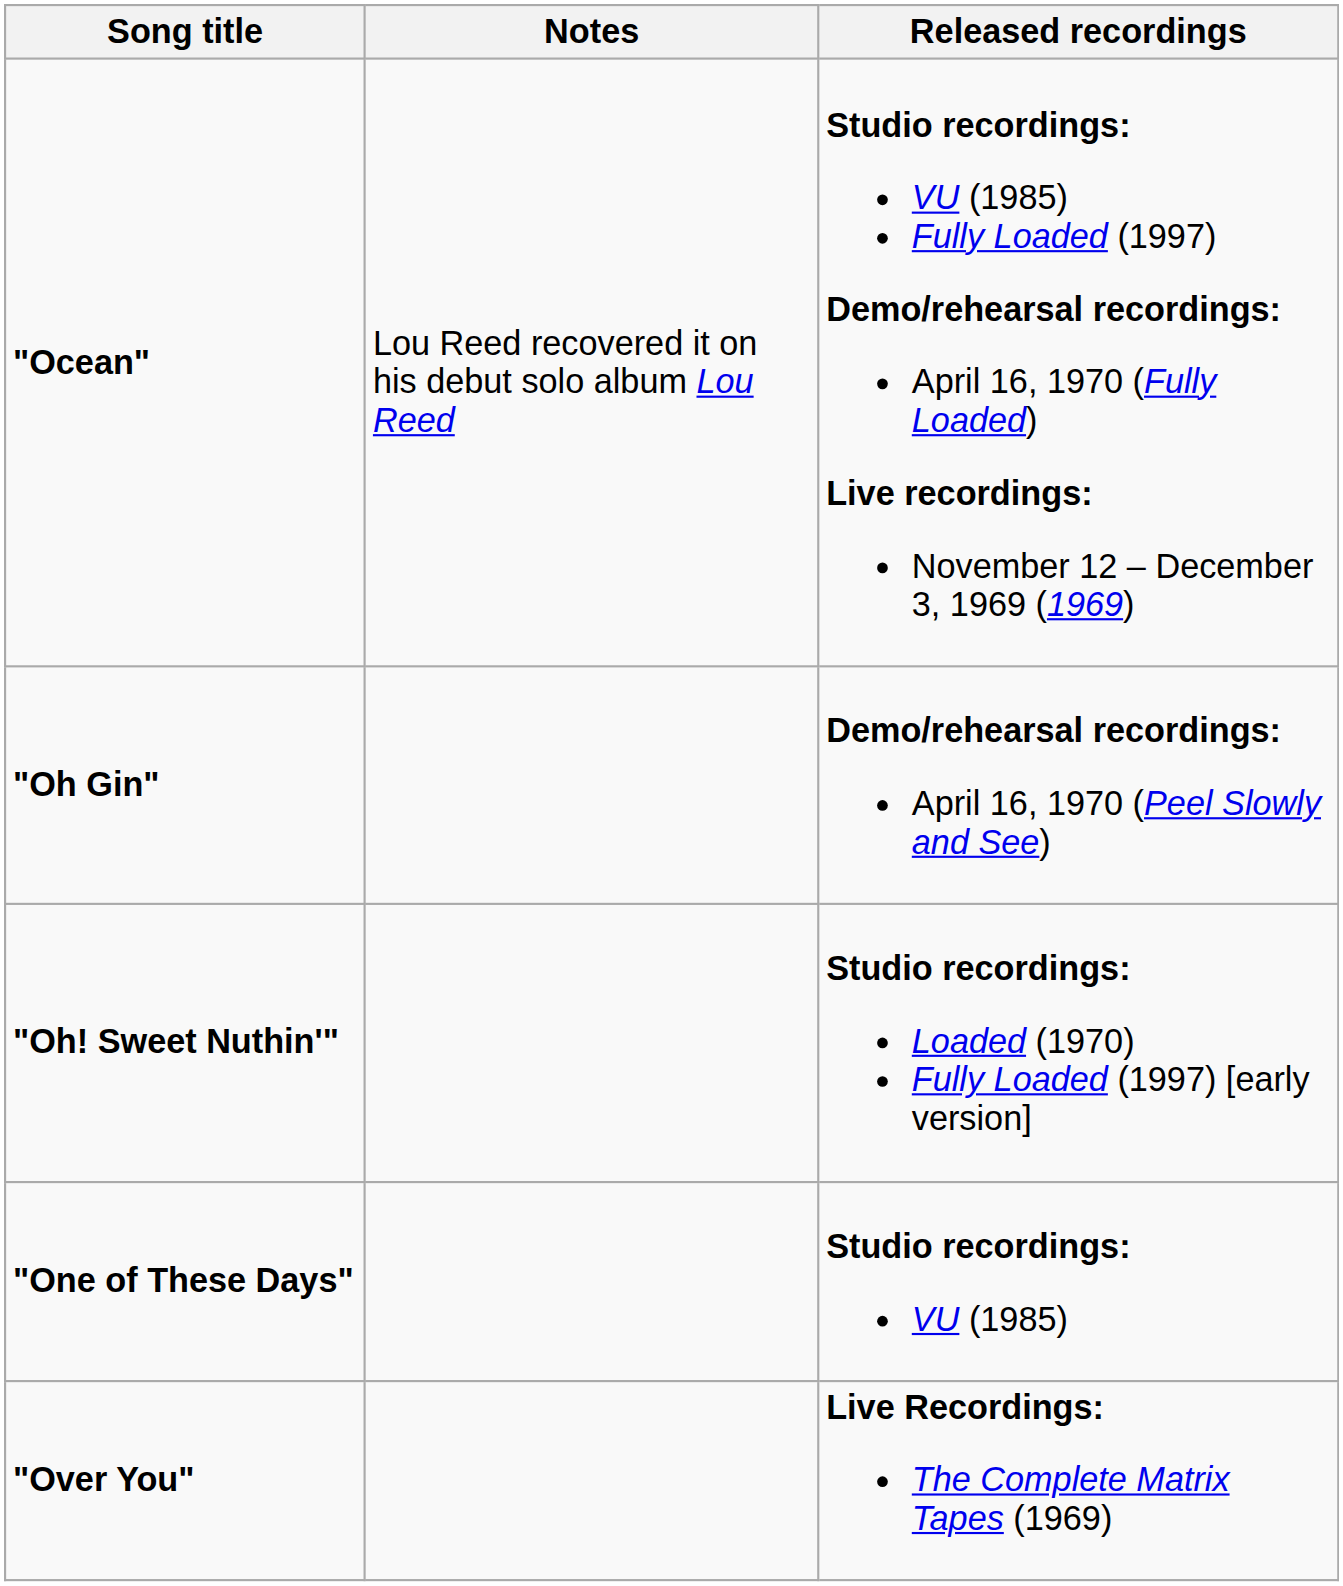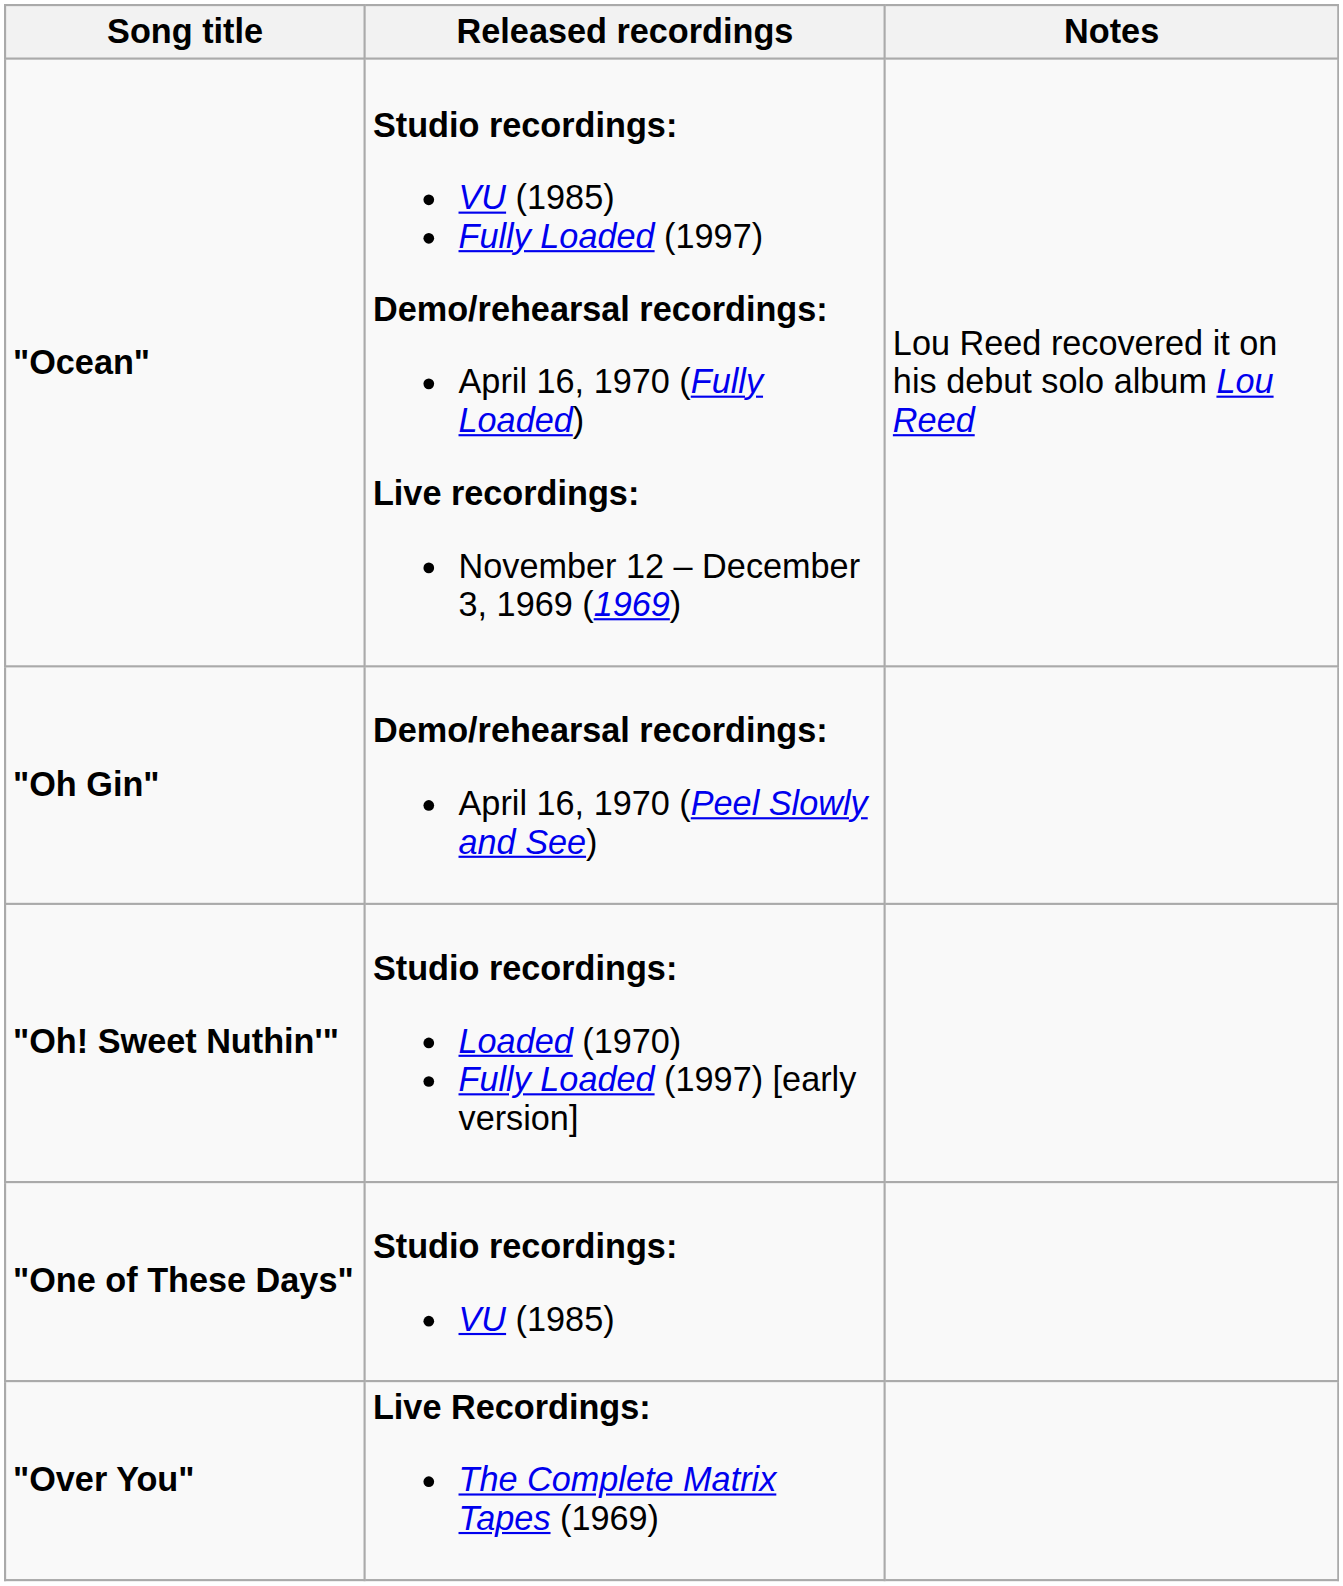columns swapped: (1078, 31) <-> (592, 31)
